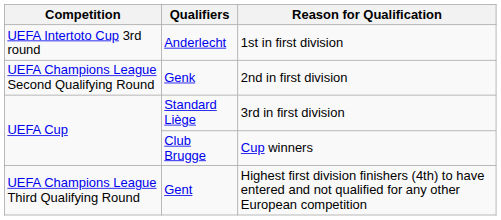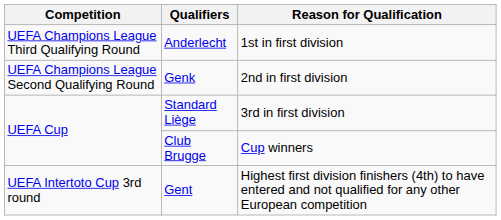(74, 42) UEFA Intertoto Cup 3rd round -> (82, 42) UEFA Champions League Third Qualifying Round
(82, 190) UEFA Champions League Third Qualifying Round -> (74, 190) UEFA Intertoto Cup 3rd round
